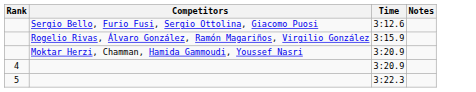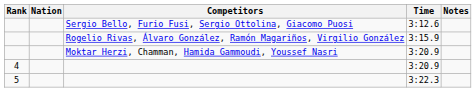+ column: (46, 12)
